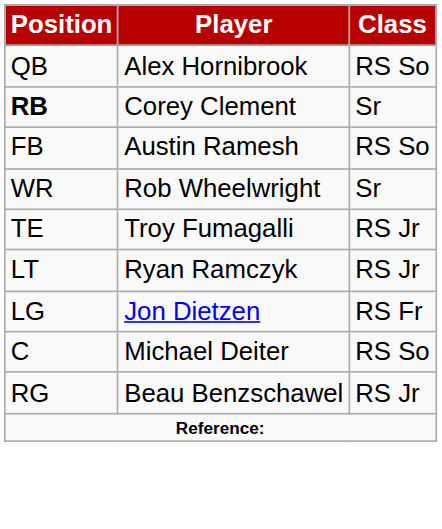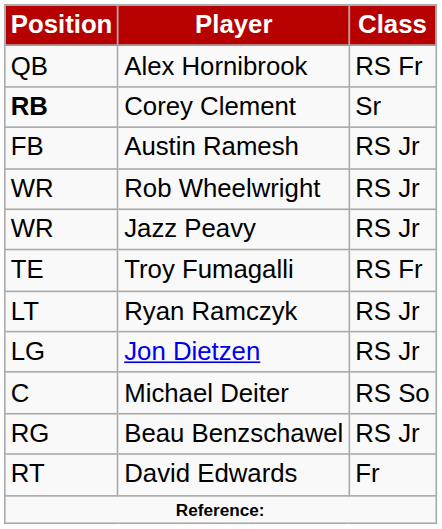(392, 65) RS So -> (389, 65) RS Fr
(392, 147) RS So -> (387, 147) RS Jr
(368, 188) Sr -> (387, 188) RS Jr
+ row: (190, 229)
(387, 229) RS Jr -> (389, 270) RS Fr
(389, 310) RS Fr -> (387, 351) RS Jr
+ row: (211, 474)
